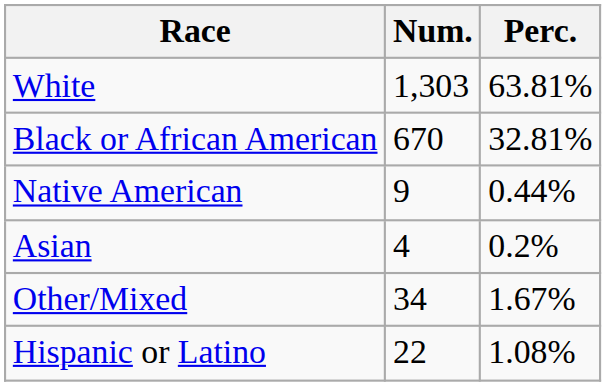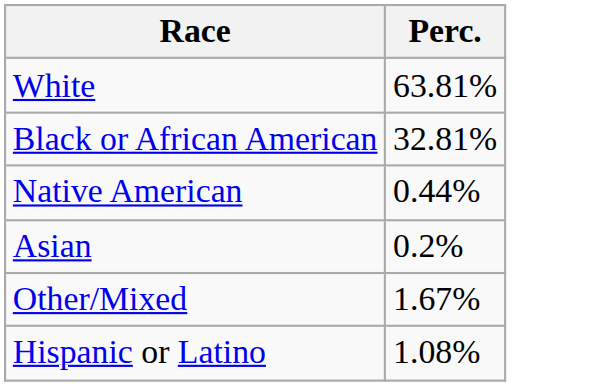- column: (433, 31)
